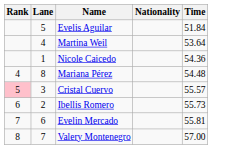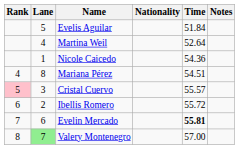+ column: (221, 12)
(195, 43) 53.64 -> (195, 43) 52.64
(195, 74) 54.48 -> (195, 74) 54.51
(195, 105) 55.73 -> (195, 105) 55.72
(195, 121) normal -> (195, 121) bold
(43, 136) no background -> (43, 136) lightgreen background
